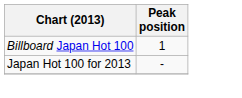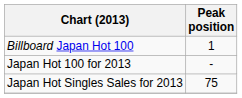+ row: (95, 83)
